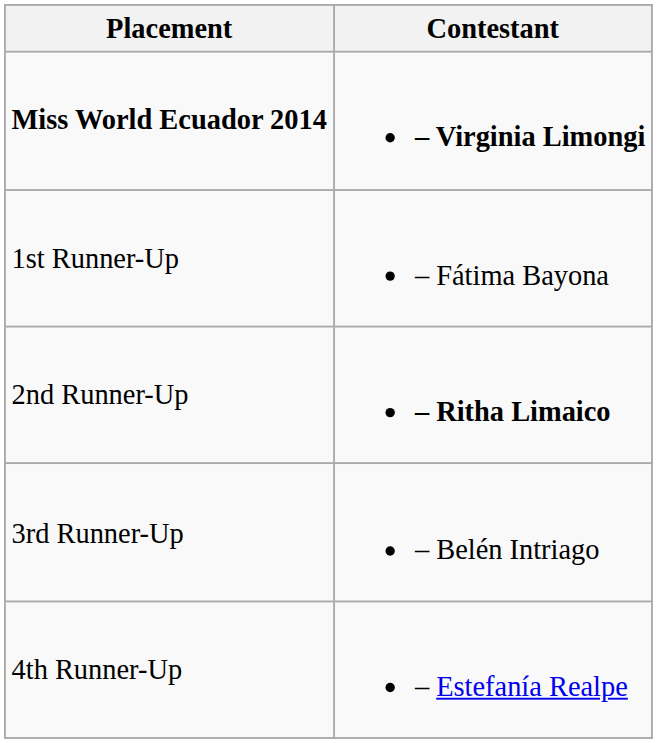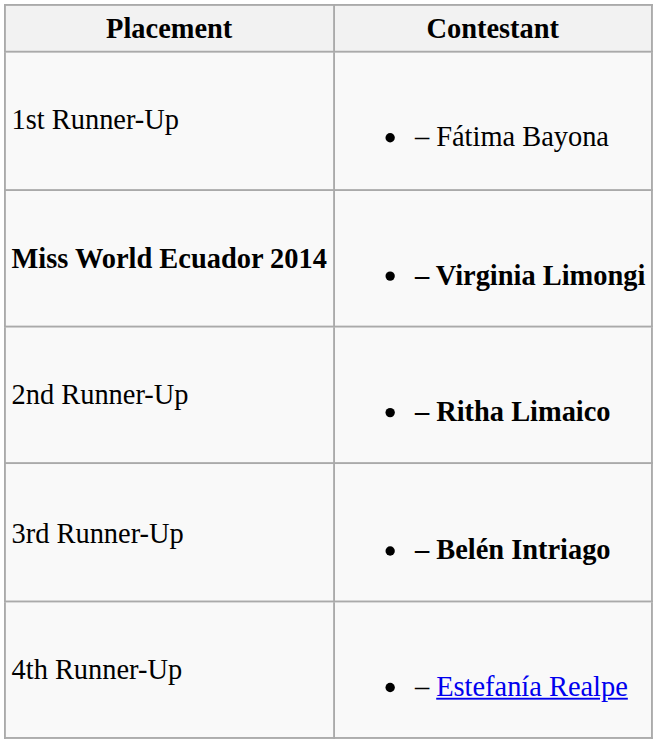rows swapped: (169, 120) <-> (95, 257)
(493, 549) normal -> (493, 549) bold
